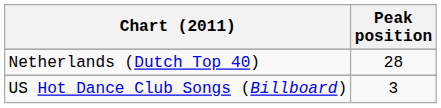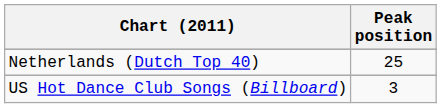(393, 63) 28 -> (393, 63) 25
